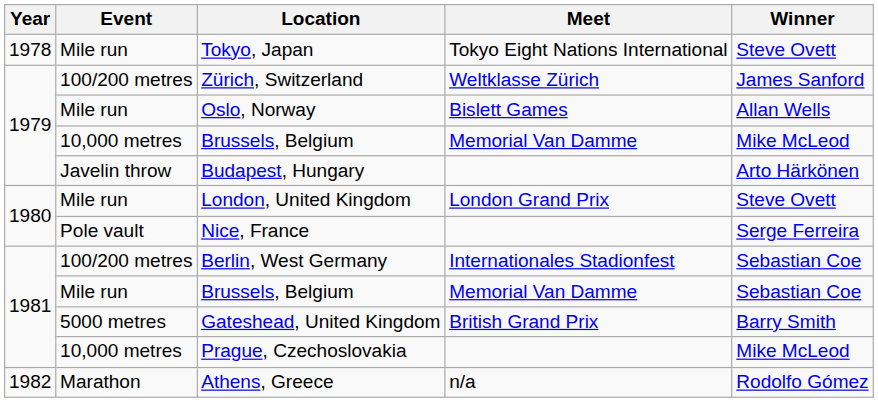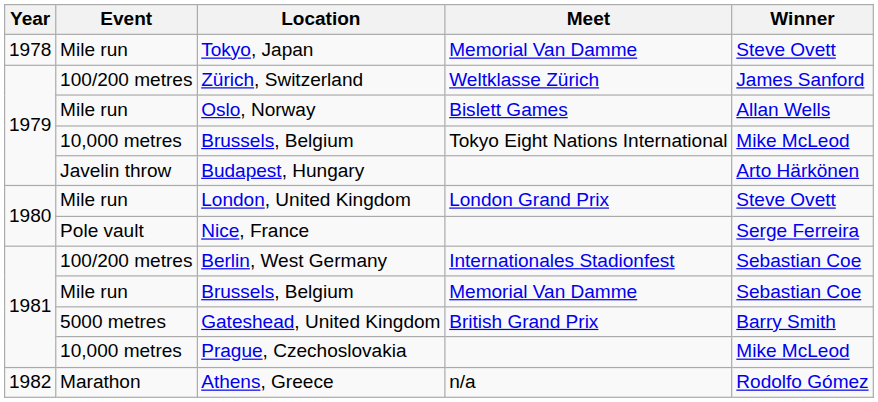(588, 49) Tokyo Eight Nations International -> (543, 49) Memorial Van Damme
(543, 140) Memorial Van Damme -> (588, 140) Tokyo Eight Nations International
